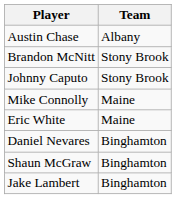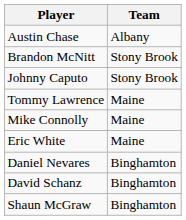+ row: (56, 99)
+ row: (45, 183)
- row: (43, 183)
